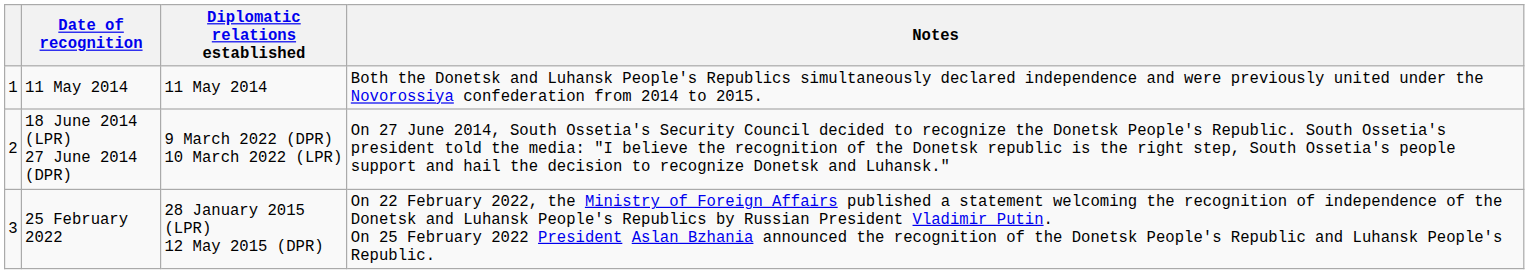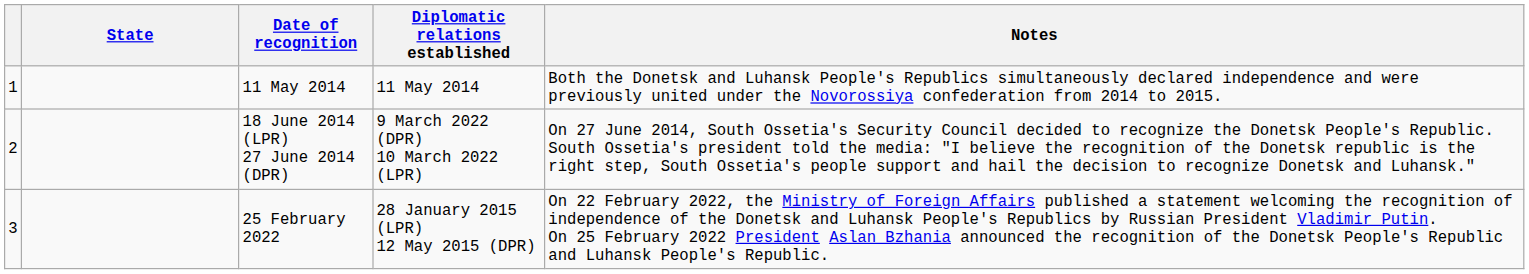+ column: (130, 35)
